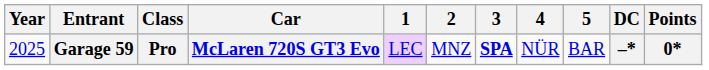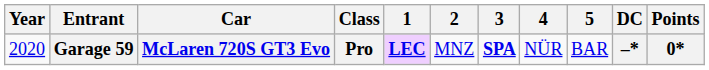columns swapped: (286, 19) <-> (163, 19)
(27, 48) 2025 -> (27, 48) 2020
(405, 48) normal -> (407, 48) bold
